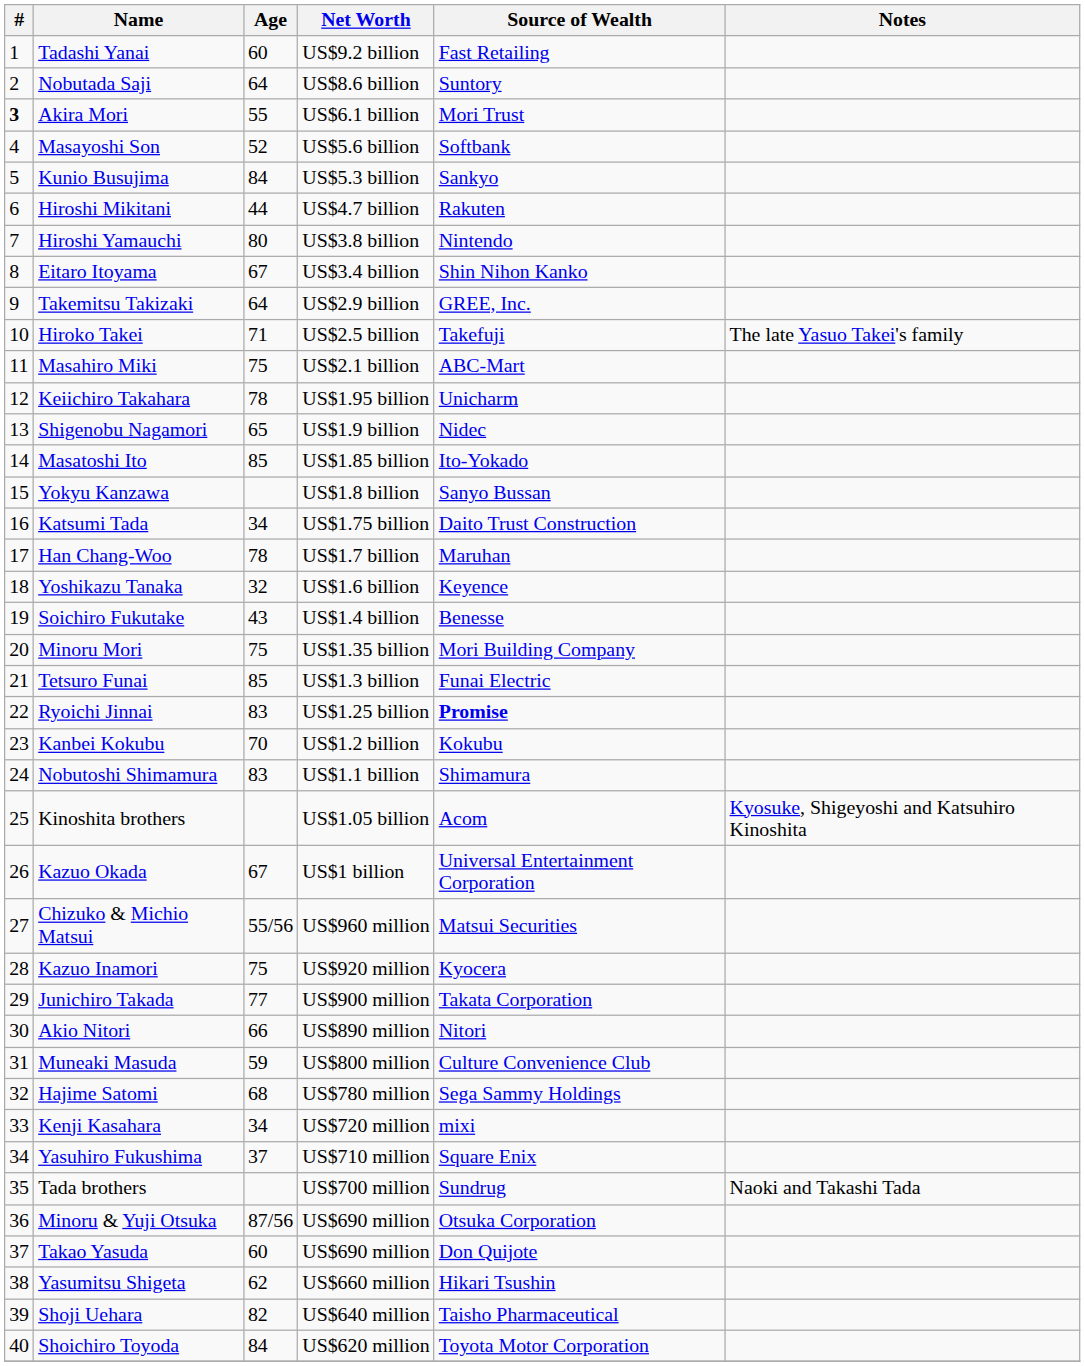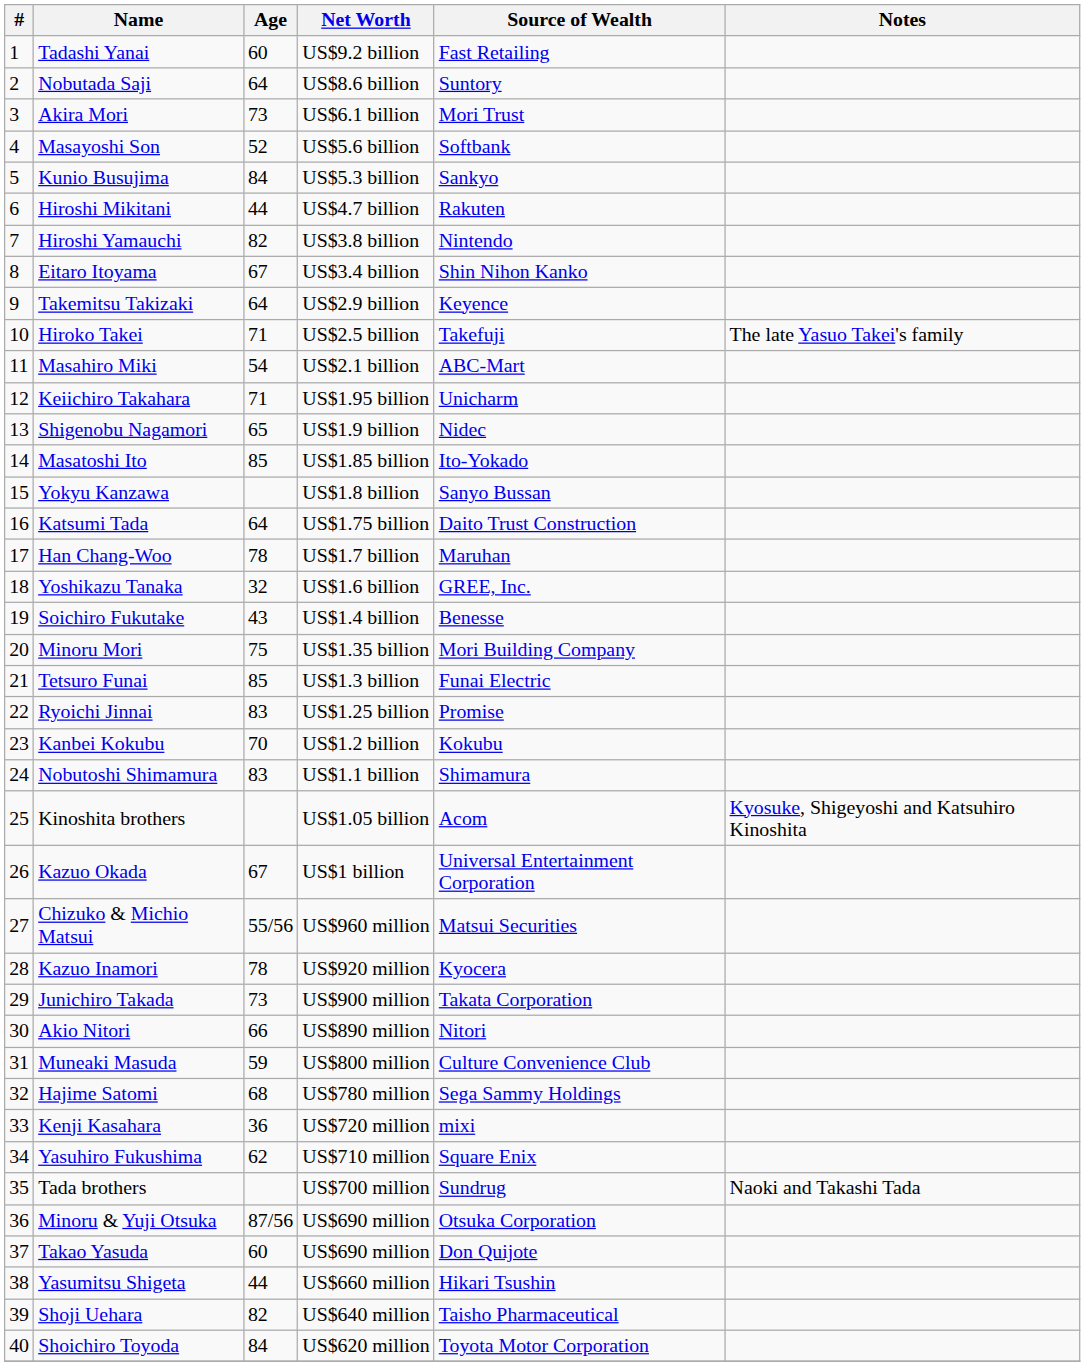(14, 114) bold -> (14, 114) normal
(258, 114) 55 -> (258, 114) 73
(258, 240) 80 -> (258, 240) 82
(485, 303) GREE, Inc. -> (473, 303) Keyence
(258, 366) 75 -> (258, 366) 54
(258, 397) 78 -> (258, 397) 71
(258, 523) 34 -> (258, 523) 64
(473, 586) Keyence -> (485, 586) GREE, Inc.
(473, 712) bold -> (471, 712) normal
(258, 968) 75 -> (258, 968) 78
(258, 999) 77 -> (258, 999) 73
(258, 1125) 34 -> (258, 1125) 36
(258, 1157) 37 -> (258, 1157) 62
(258, 1282) 62 -> (258, 1282) 44
